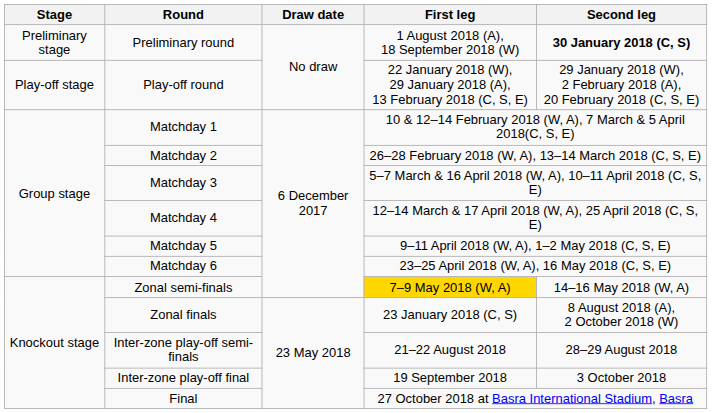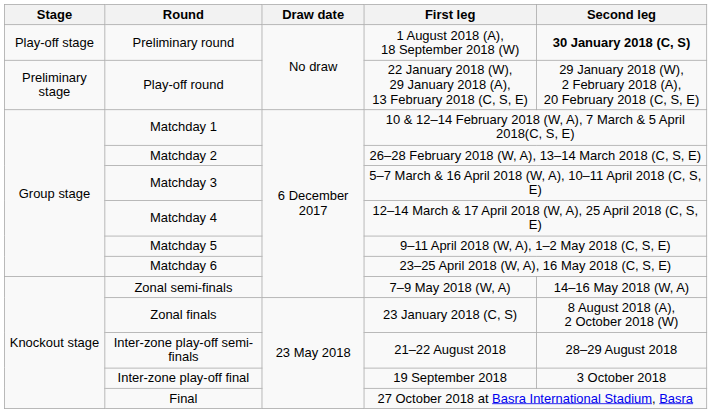(54, 42) Preliminary stage -> (54, 42) Play-off stage
(54, 85) Play-off stage -> (54, 85) Preliminary stage
(450, 287) gold background -> (450, 287) no background
